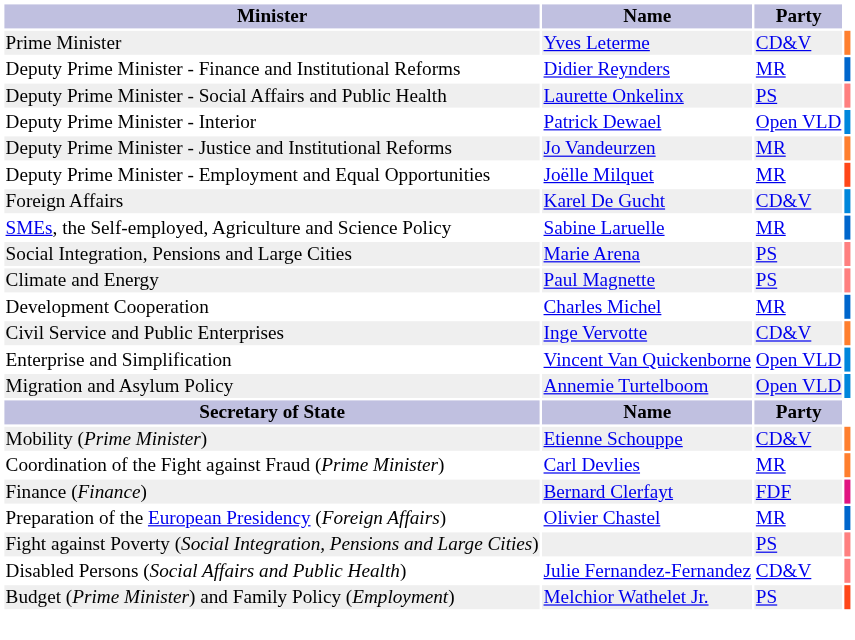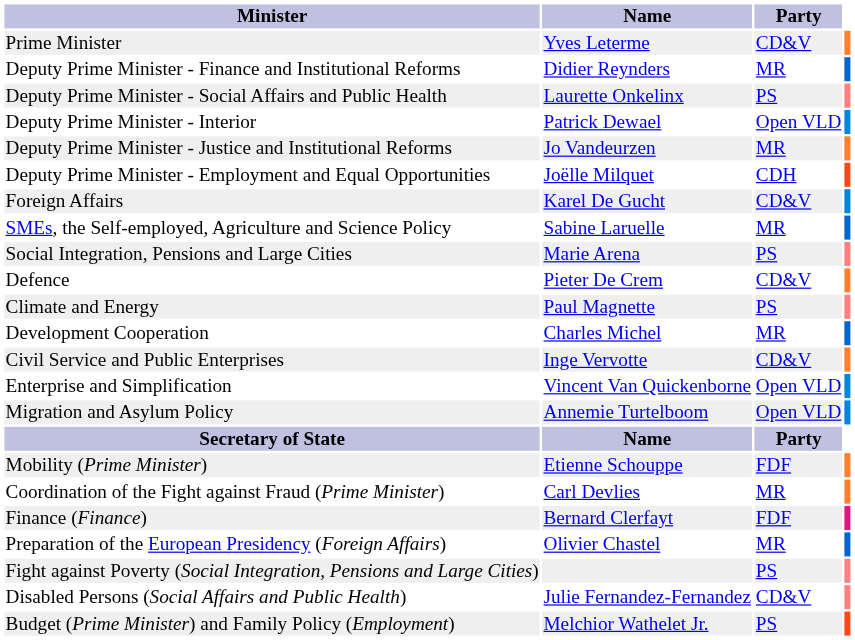(771, 174) MR -> (776, 174) CDH
+ row: (38, 280)
(784, 438) CD&V -> (773, 465) FDF
